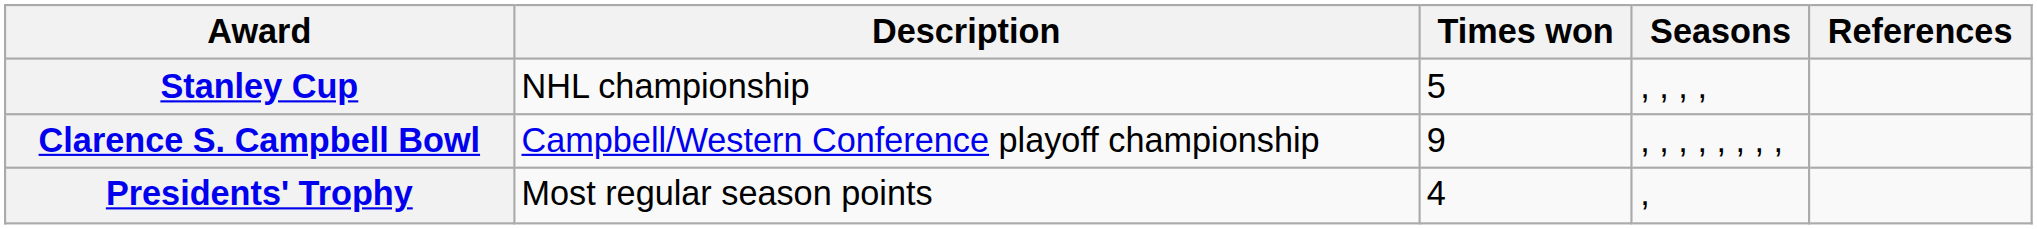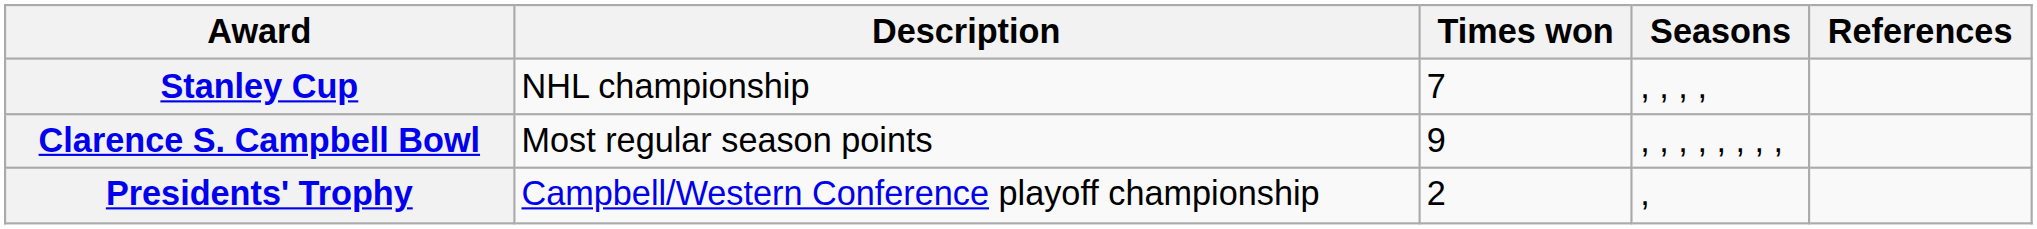(1436, 85) 5 -> (1436, 85) 7
(921, 140) Campbell/Western Conference playoff championship -> (727, 140) Most regular season points
(727, 194) Most regular season points -> (921, 194) Campbell/Western Conference playoff championship
(1436, 194) 4 -> (1436, 194) 2
